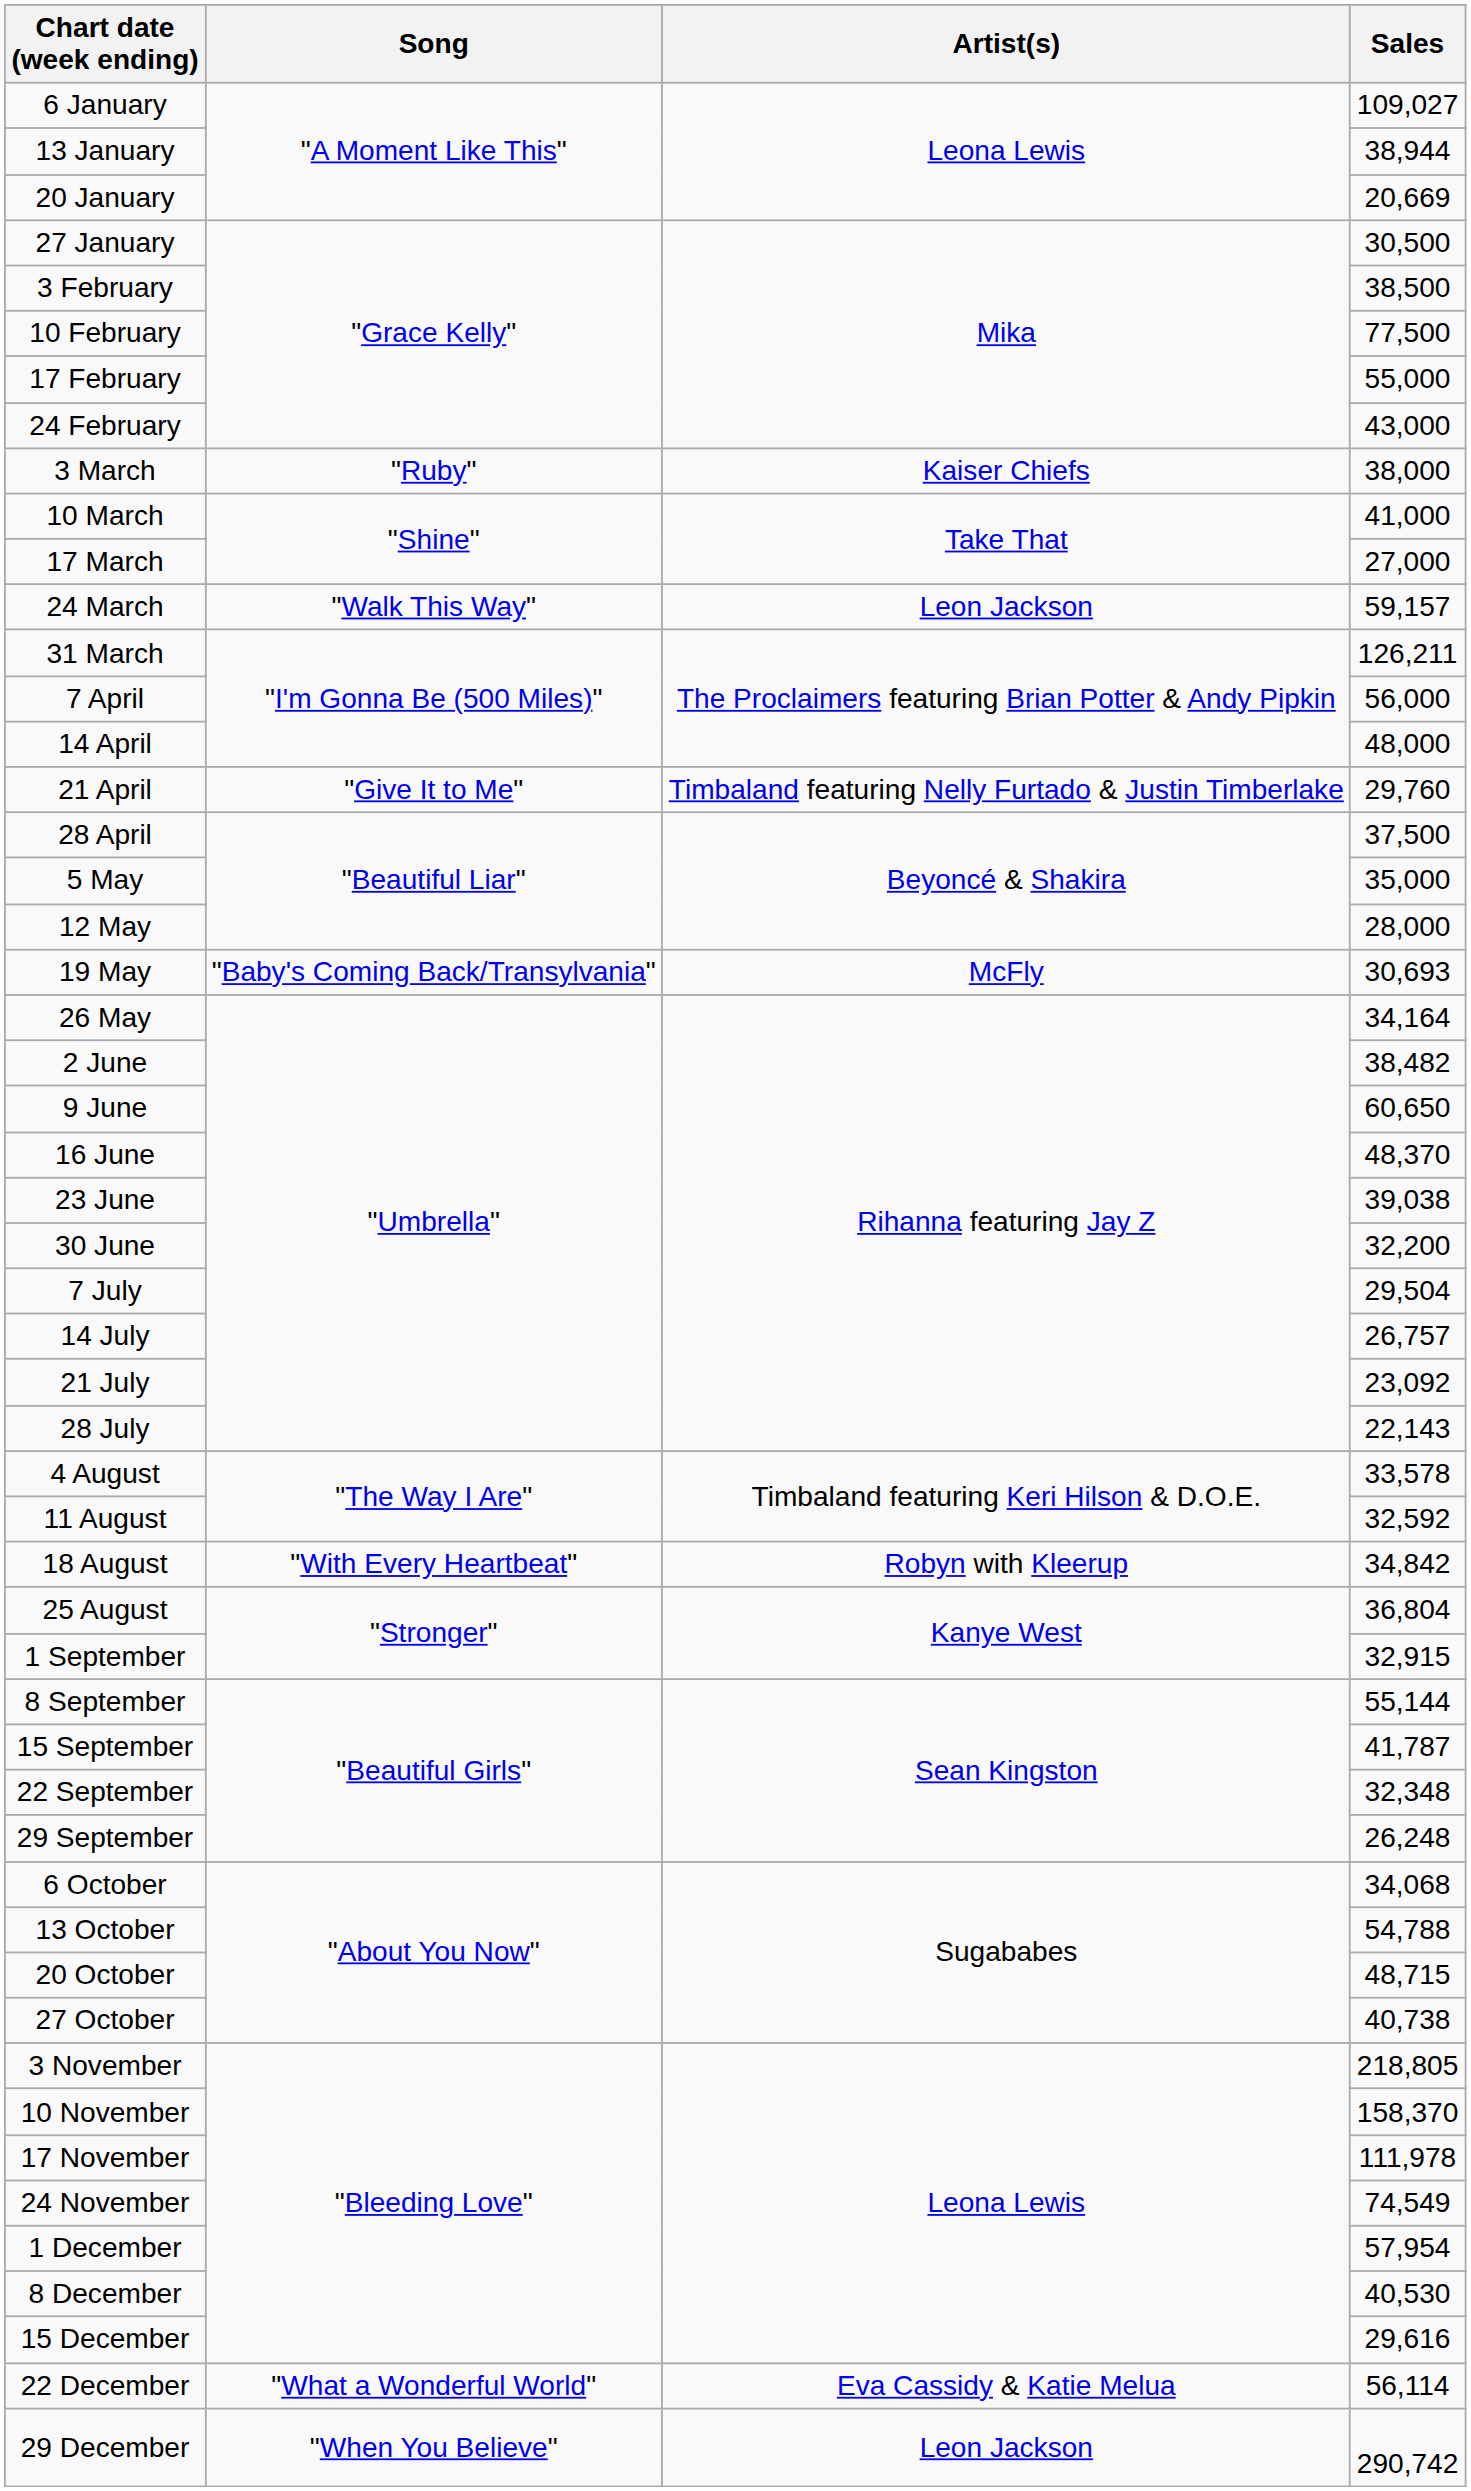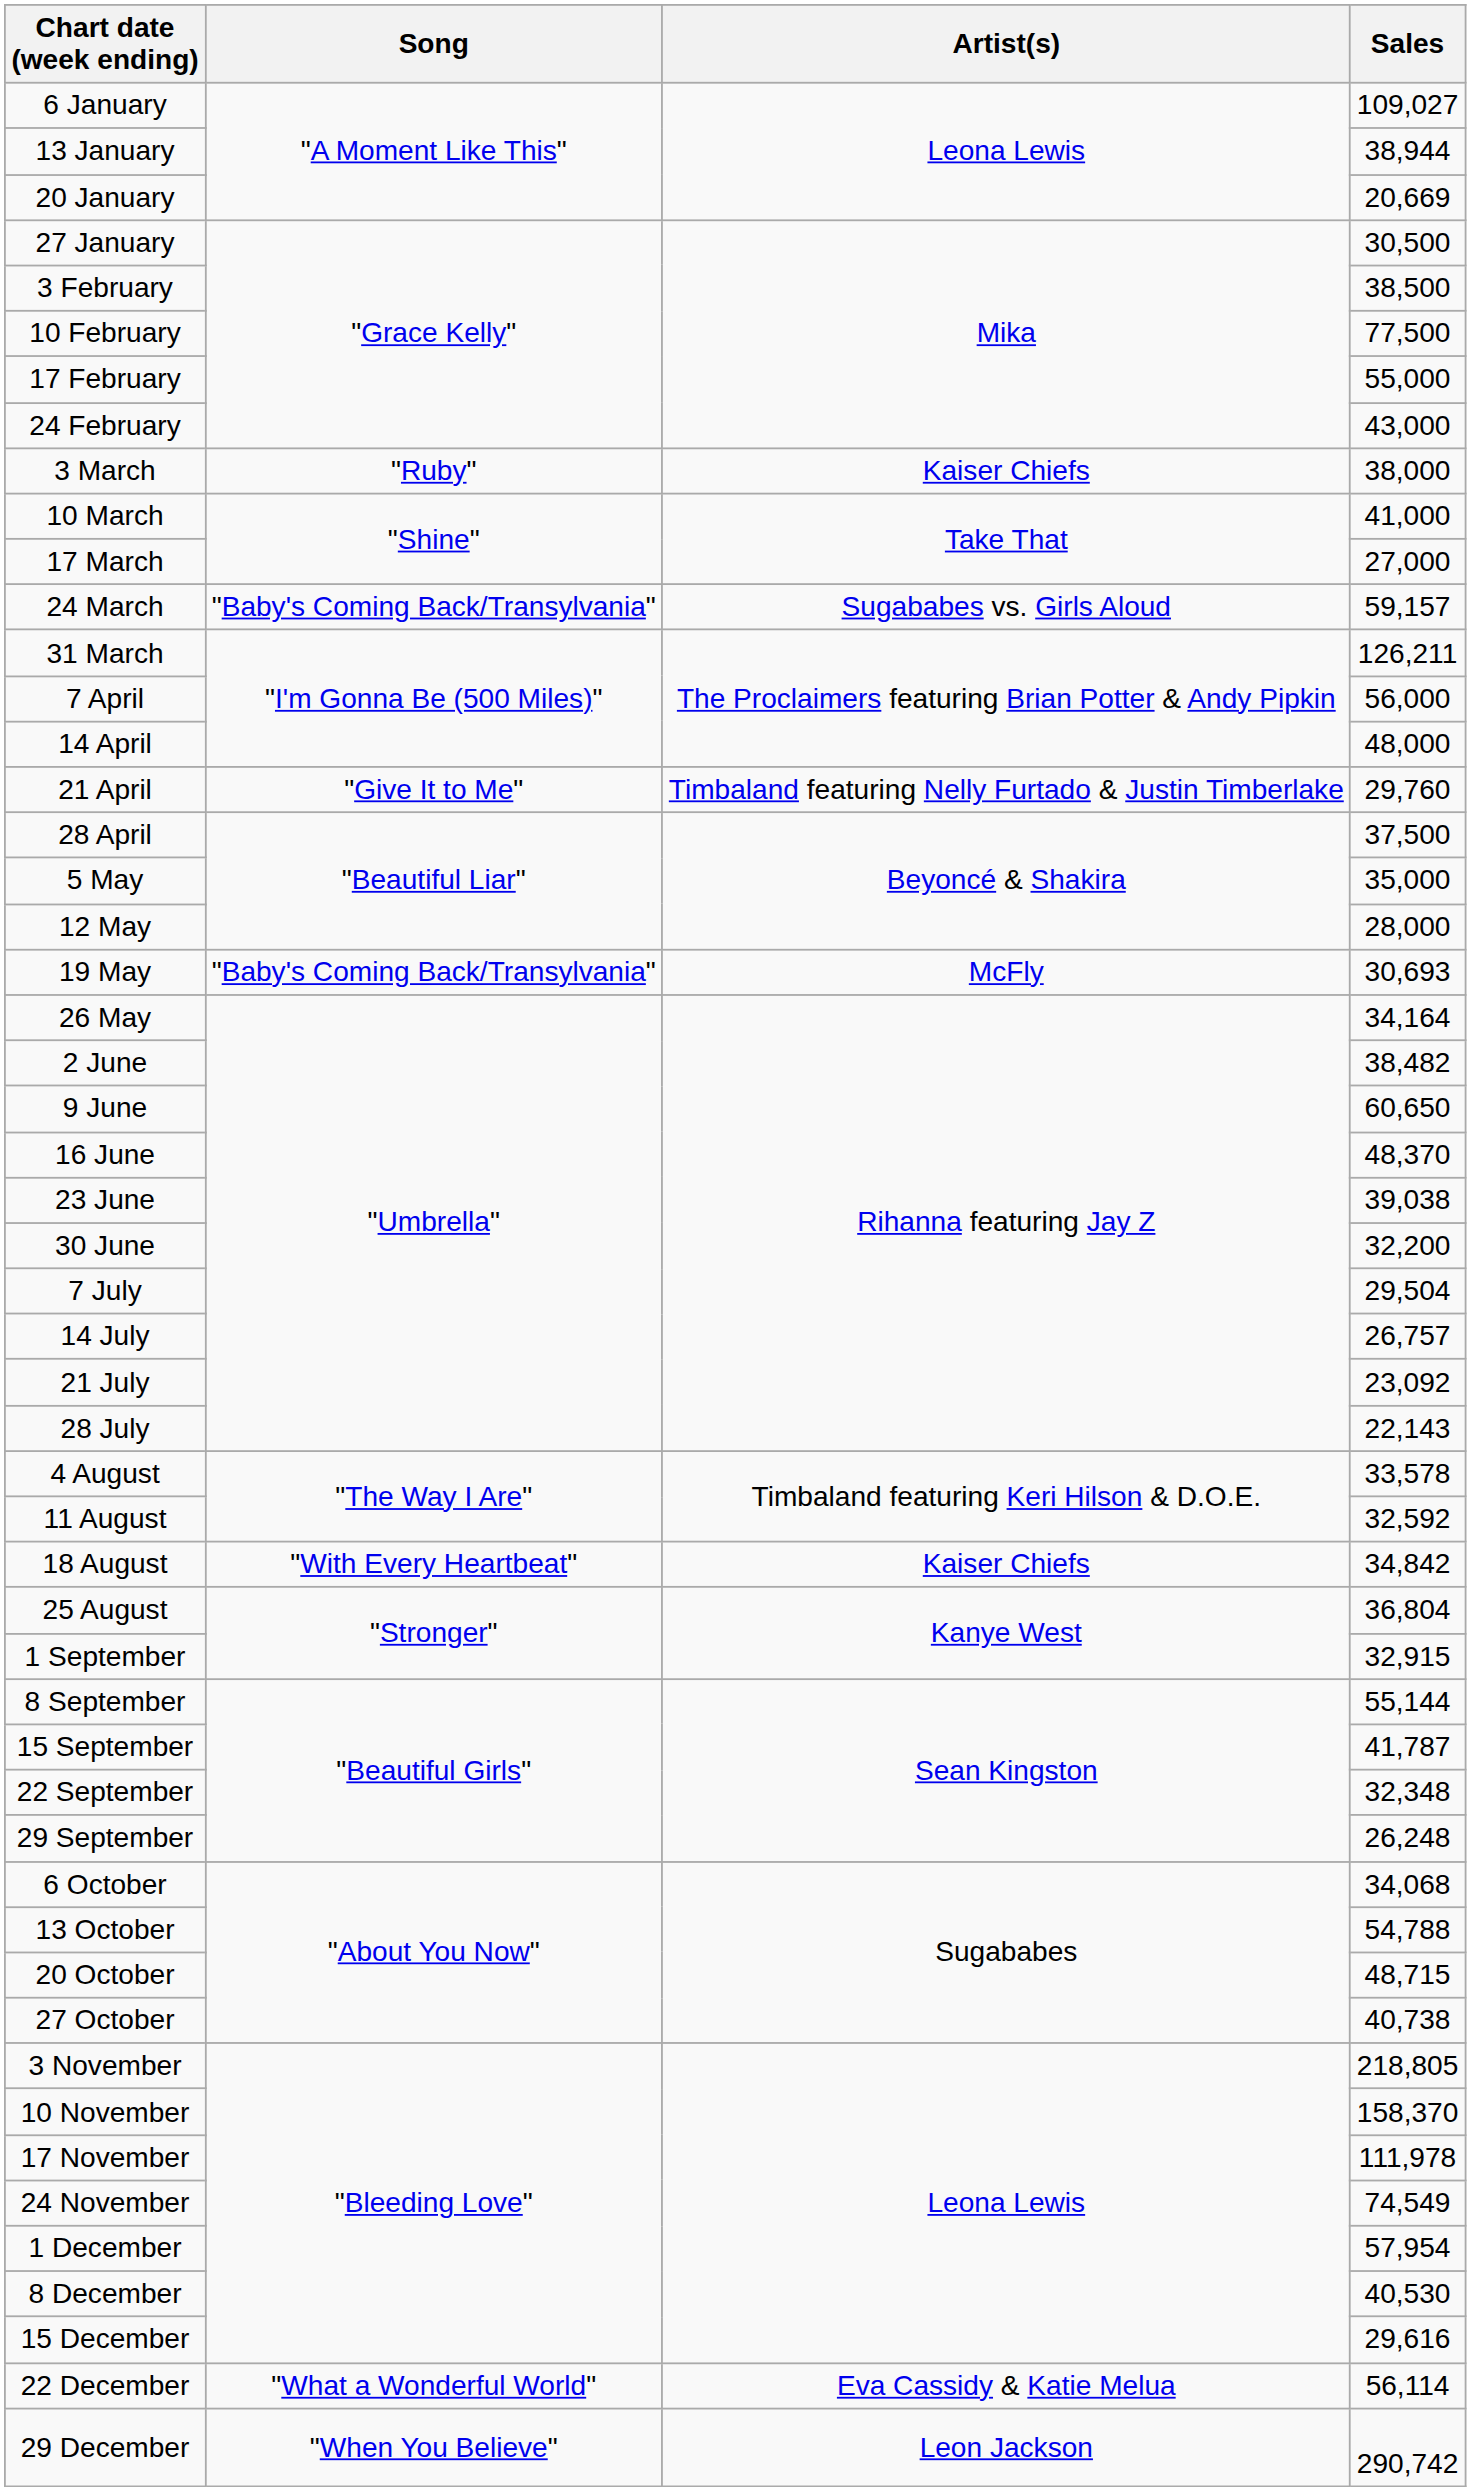(434, 606) "Walk This Way" -> (434, 606) "Baby's Coming Back/Transylvania"
(1006, 606) Leon Jackson -> (1006, 606) Sugababes vs. Girls Aloud
(1006, 1563) Robyn with Kleerup -> (1006, 1563) Kaiser Chiefs
